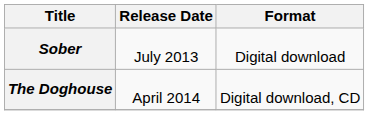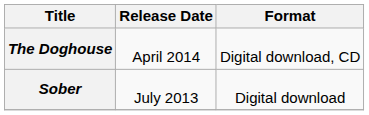rows swapped: (60, 48) <-> (60, 89)
